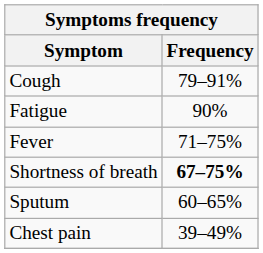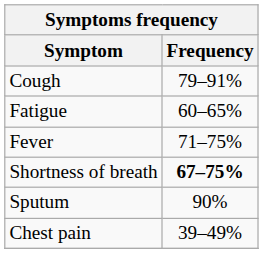(210, 111) 90% -> (210, 111) 60–65%
(210, 202) 60–65% -> (210, 202) 90%
